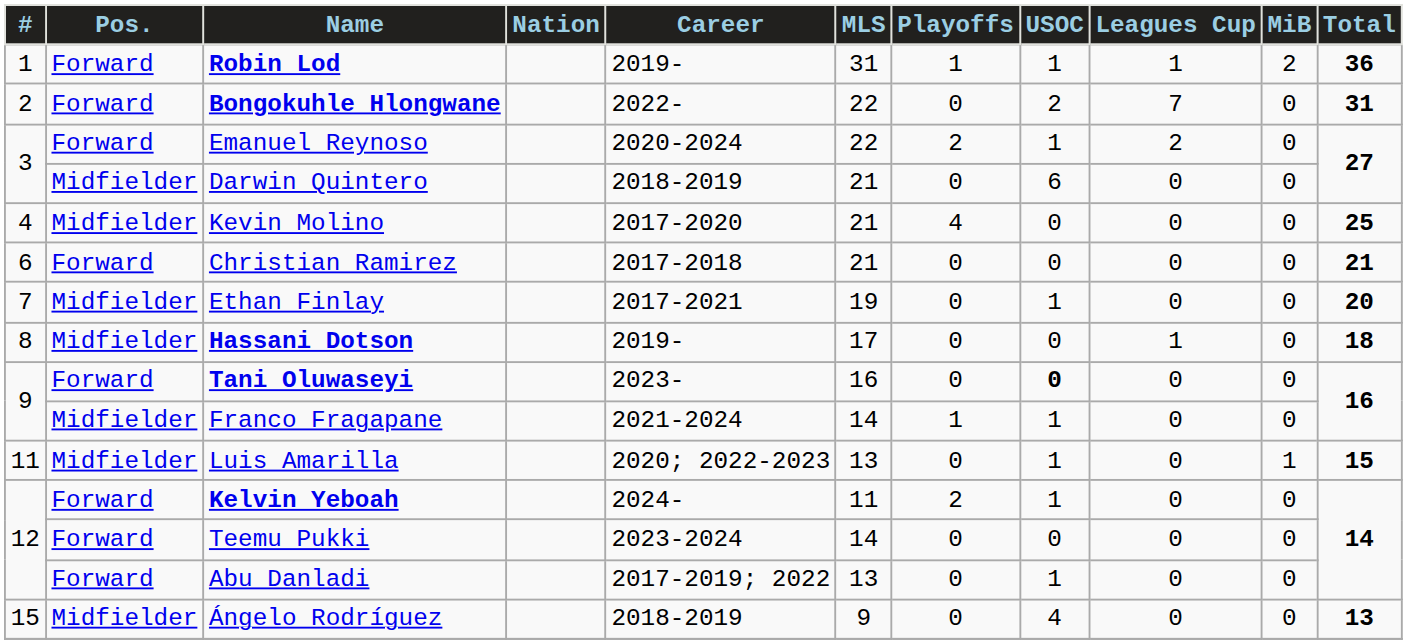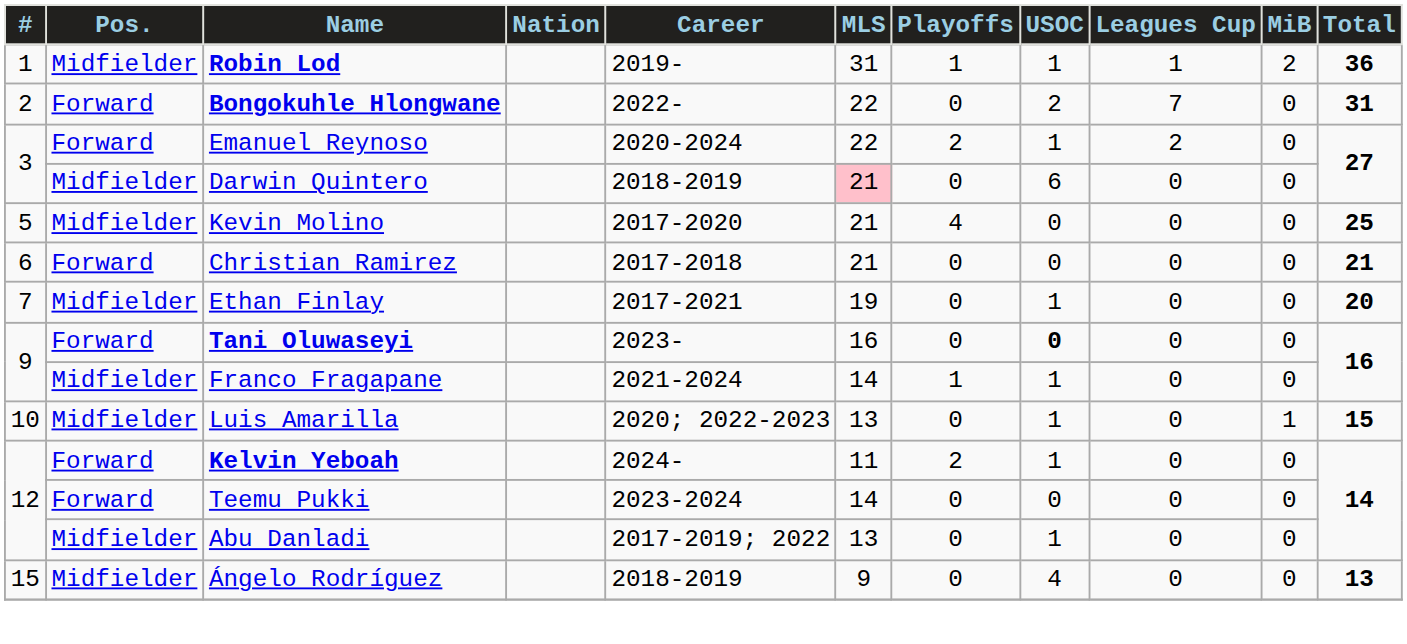(103, 64) Forward -> (124, 64) Midfielder
(864, 183) no background -> (864, 183) pink background
(25, 223) 4 -> (25, 223) 5
- row: (311, 342)
(25, 461) 11 -> (25, 421) 10
(103, 579) Forward -> (124, 540) Midfielder
